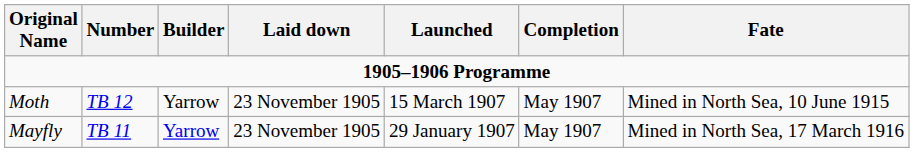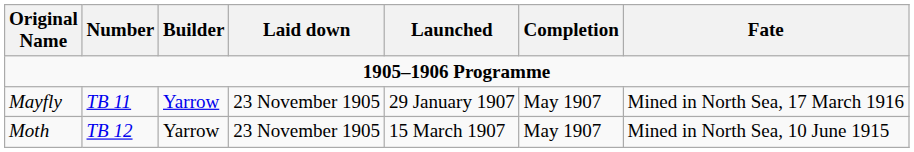rows swapped: (35, 131) <-> (29, 101)
